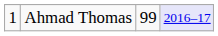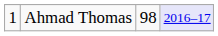(148, 17) 99 -> (148, 17) 98
